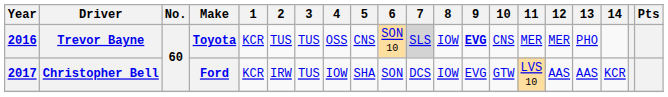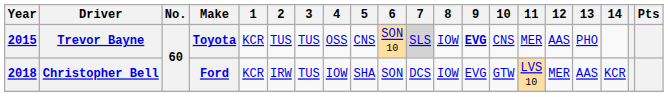(22, 41) 2016 -> (22, 41) 2015
(559, 41) MER -> (559, 41) AAS
(22, 74) 2017 -> (22, 74) 2018
(559, 74) AAS -> (559, 74) MER
